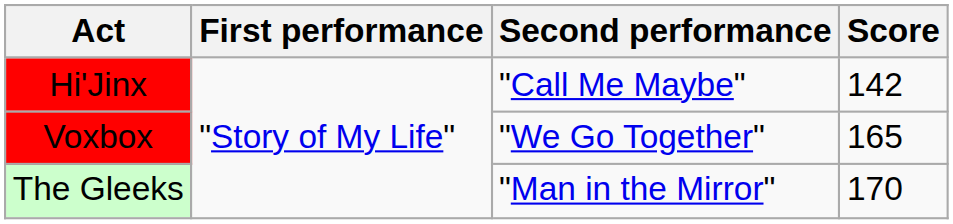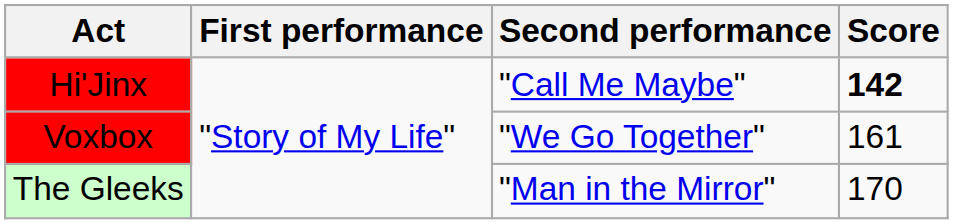(875, 84) normal -> (875, 84) bold
(875, 137) 165 -> (875, 137) 161
